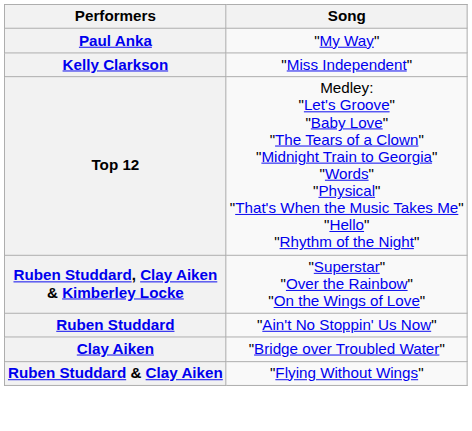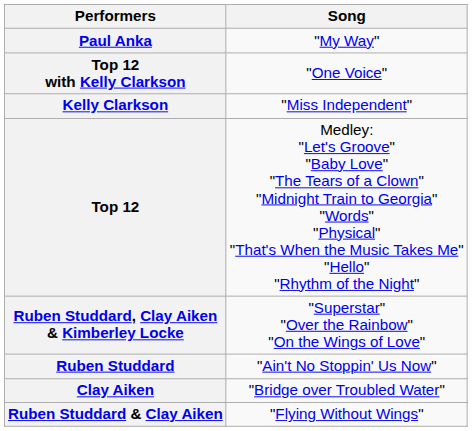+ row: (115, 73)
